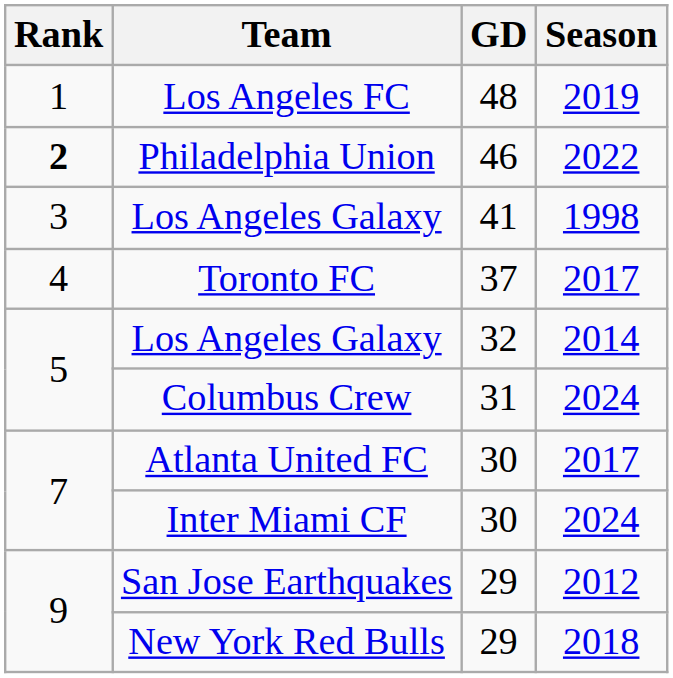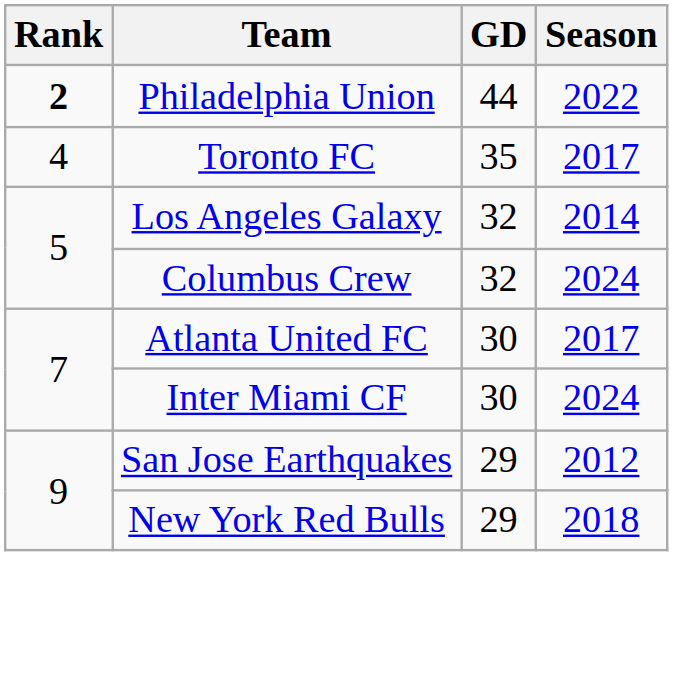- row: (287, 95)
(499, 156) 46 -> (499, 95) 44
- row: (287, 216)
(499, 277) 37 -> (499, 156) 35
(499, 398) 31 -> (499, 277) 32
